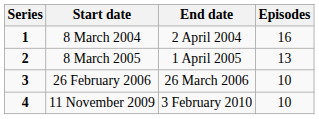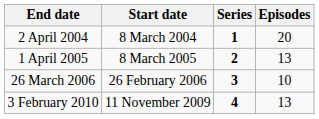columns swapped: (25, 15) <-> (207, 15)
(284, 37) 16 -> (284, 37) 20
(284, 102) 10 -> (284, 102) 13
